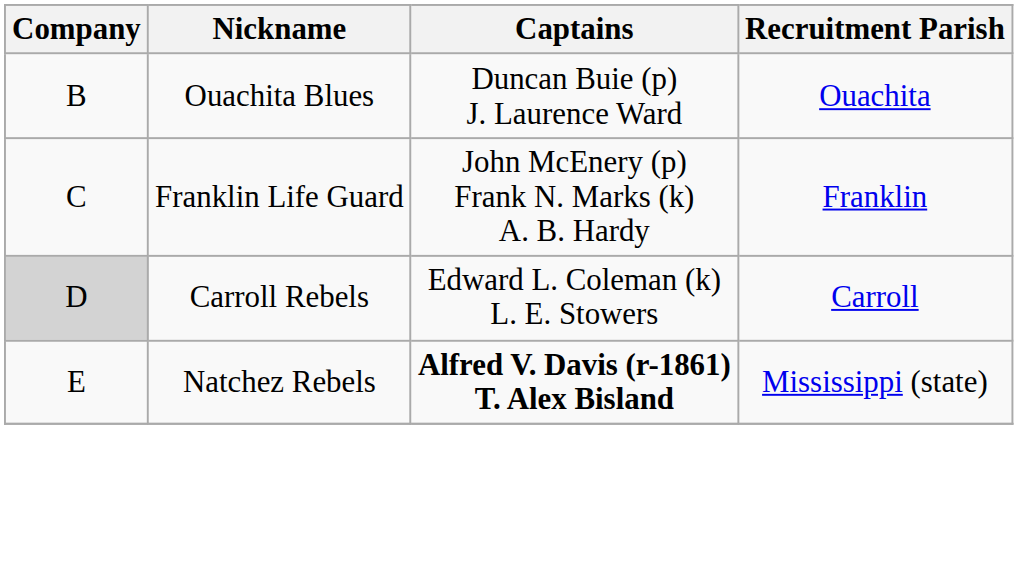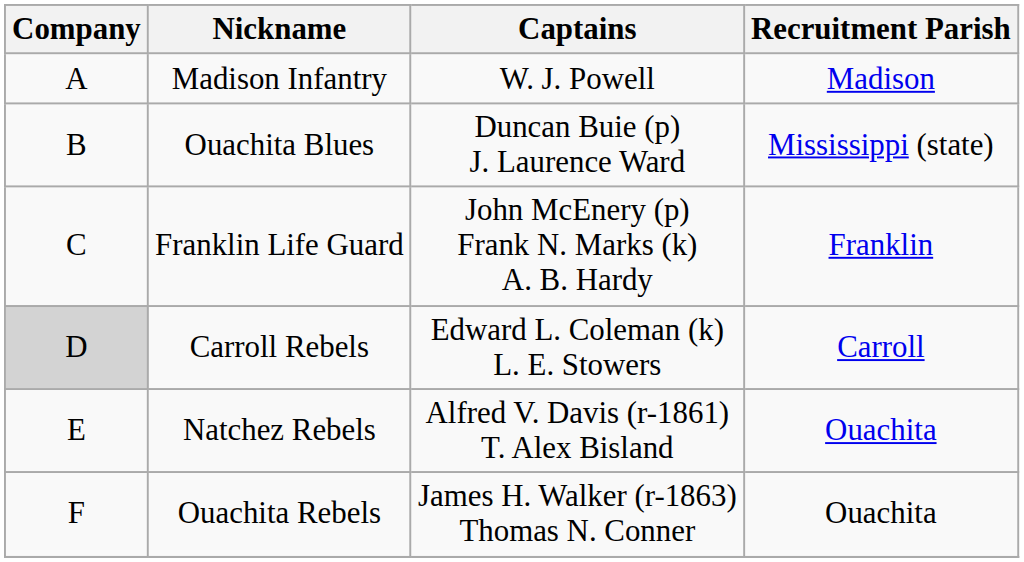+ row: (279, 77)
(875, 95) Ouachita -> (881, 144) Mississippi (state)
(574, 381) bold -> (577, 430) normal
(875, 381) Mississippi (state) -> (881, 430) Ouachita
+ row: (279, 513)
